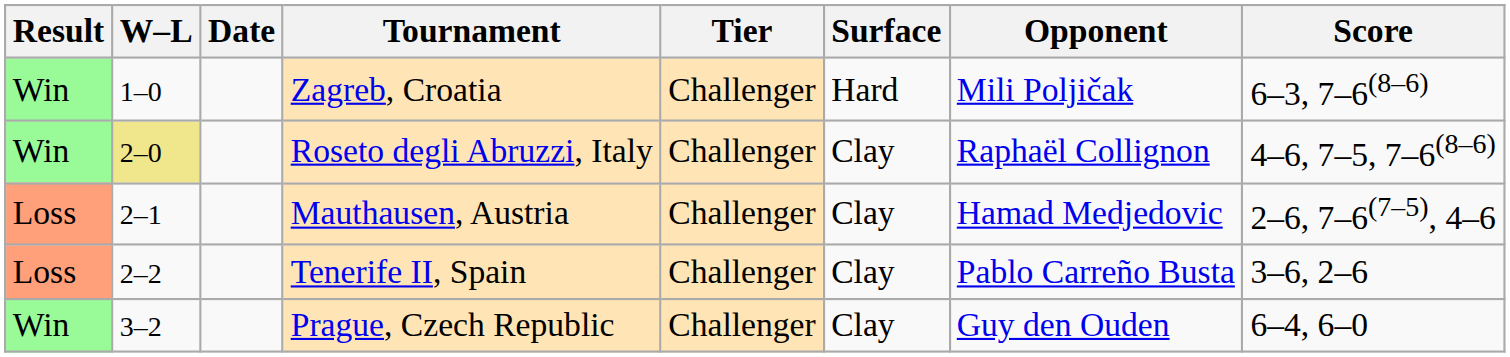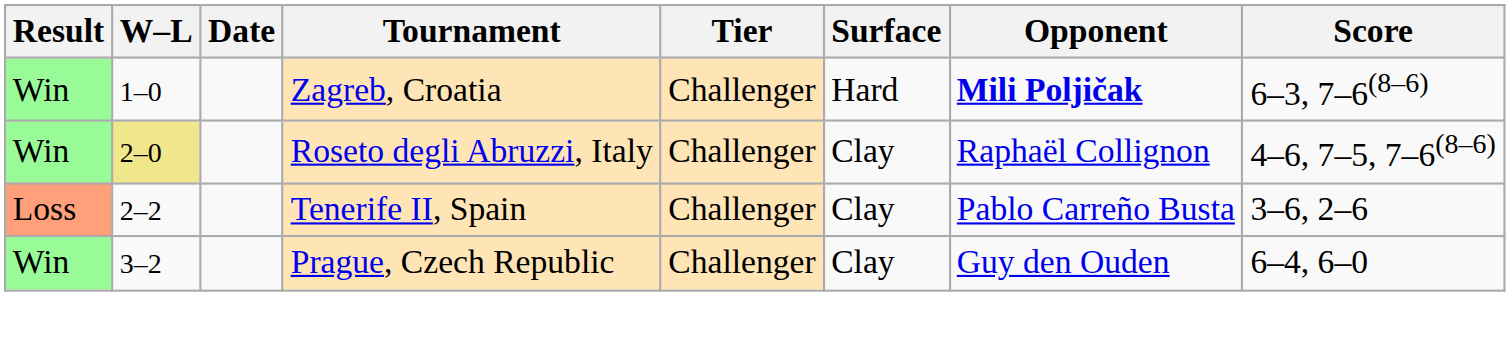(1045, 88) normal -> (1050, 88) bold
- row: (430, 213)
